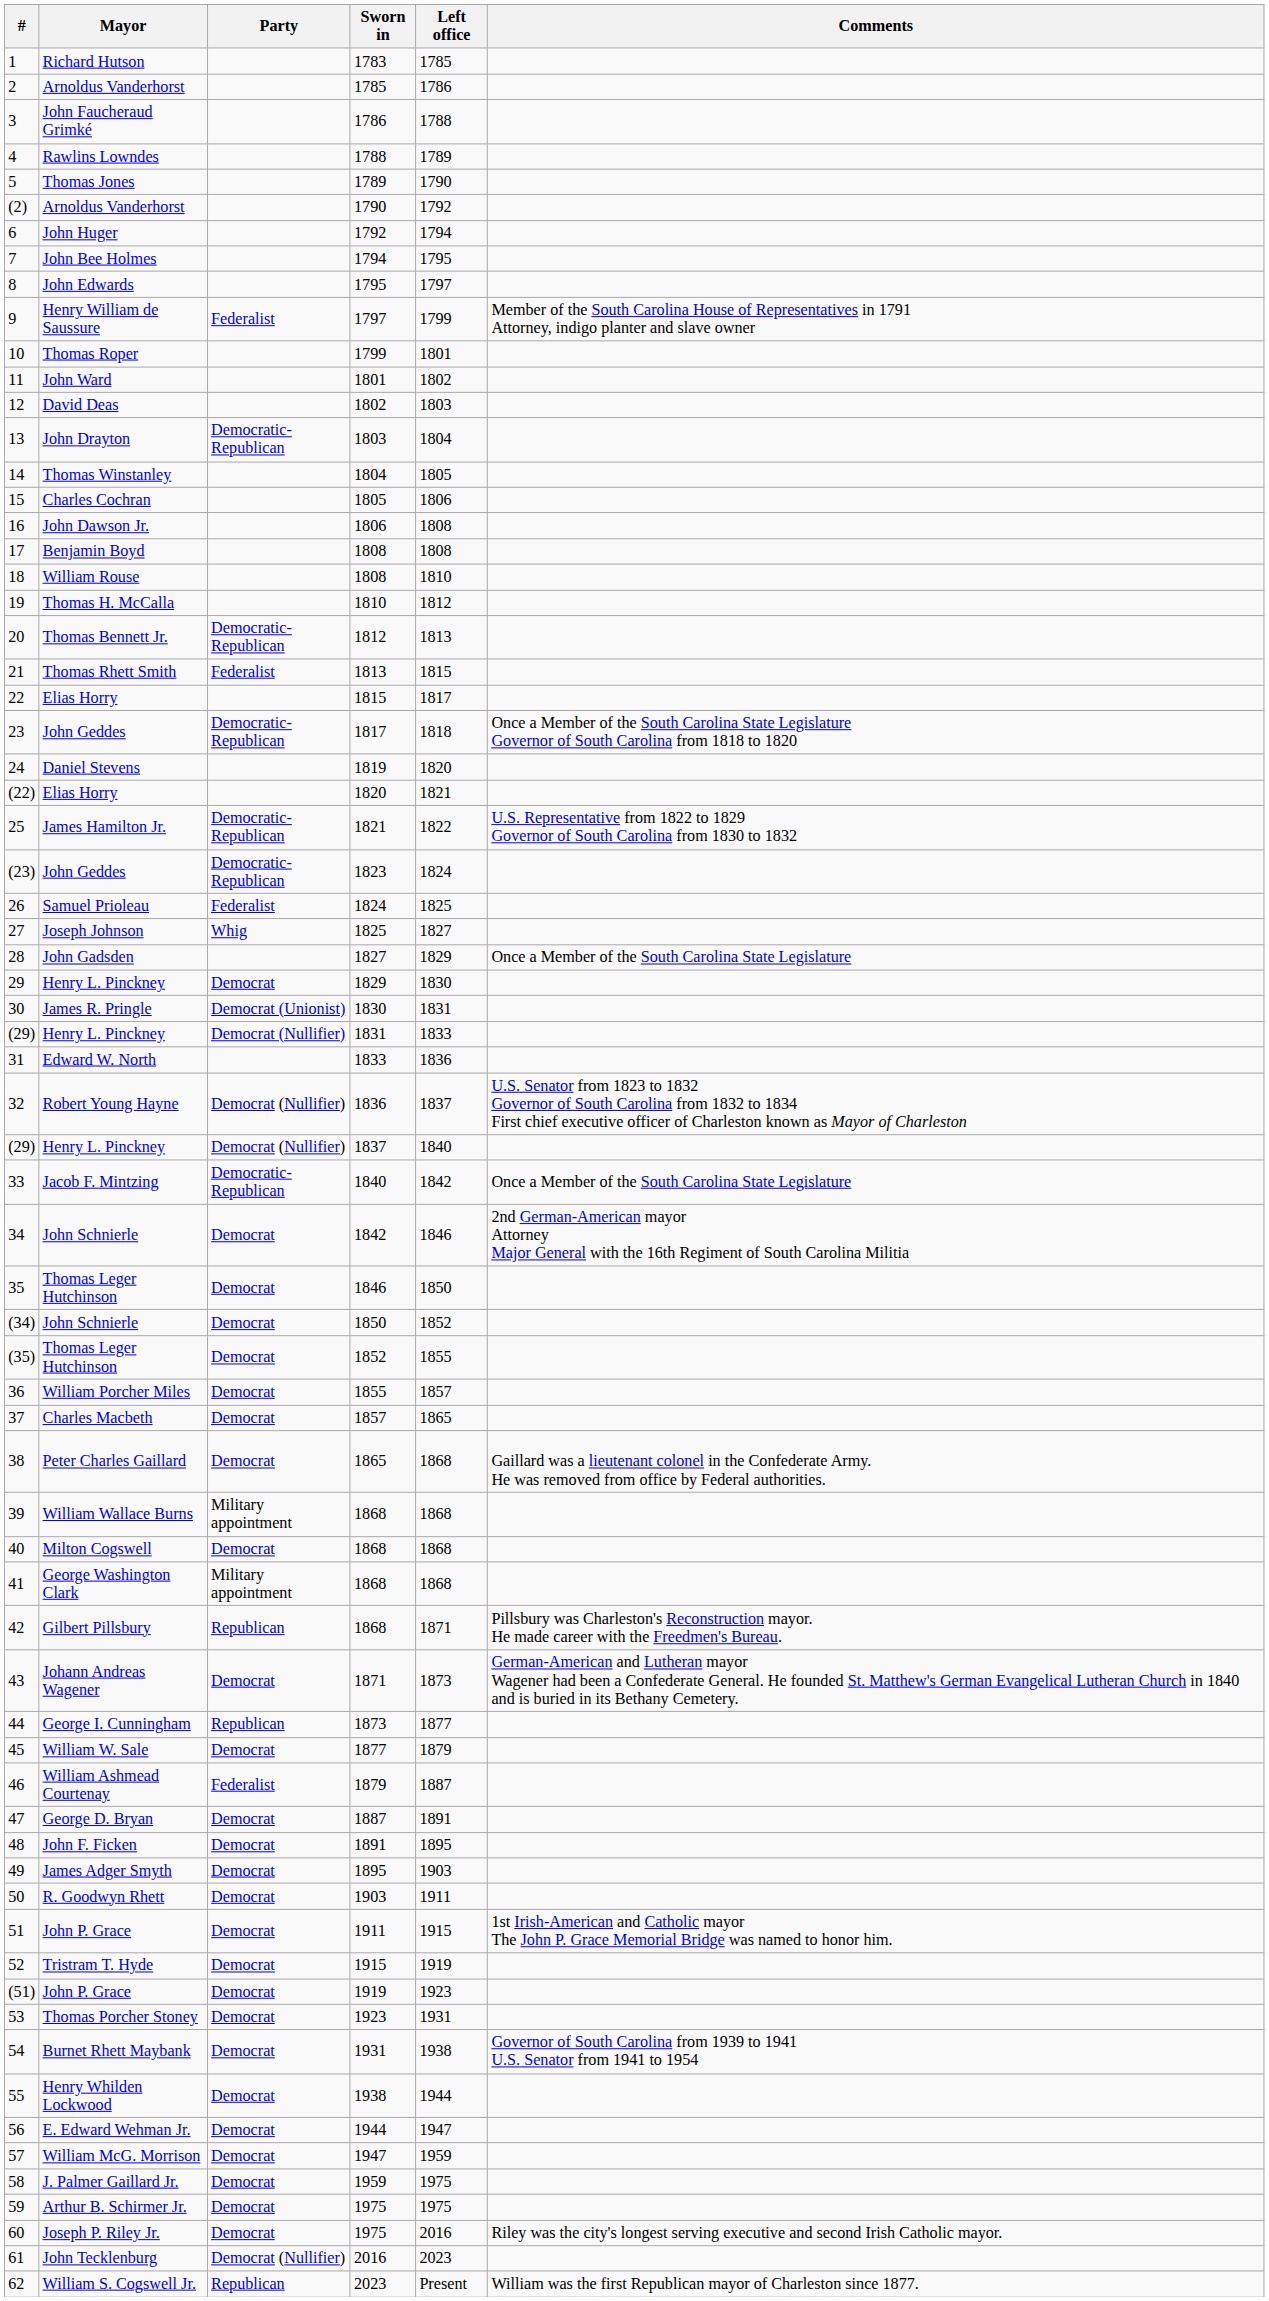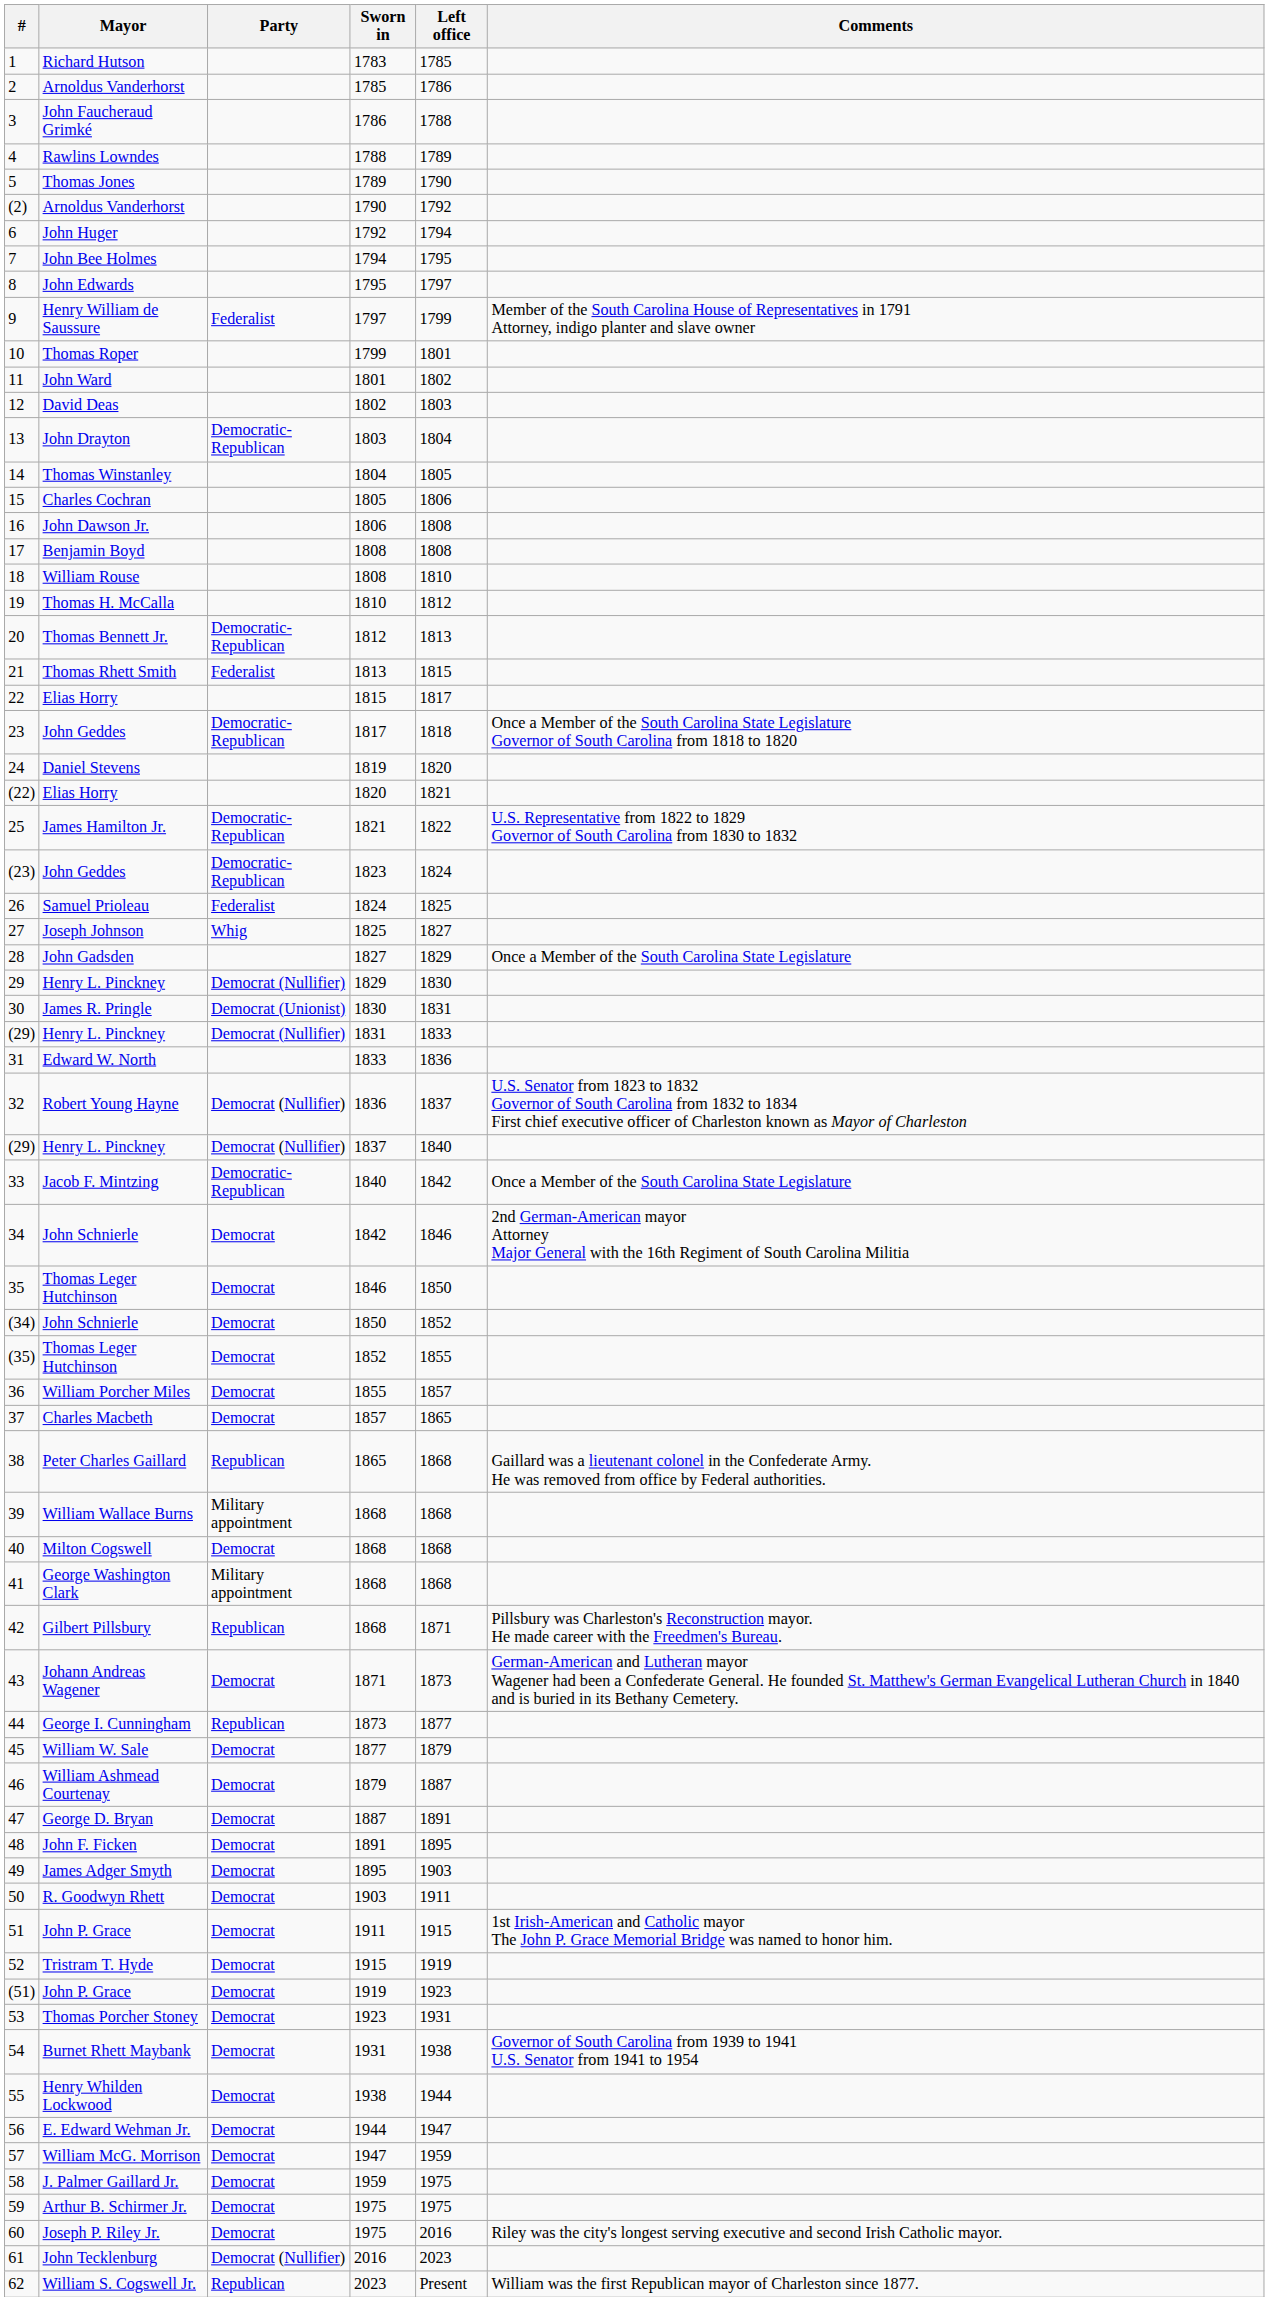(243, 982) Democrat -> (278, 982) Democrat (Nullifier)
(243, 1461) Democrat -> (248, 1461) Republican
(243, 1784) Federalist -> (243, 1784) Democrat
